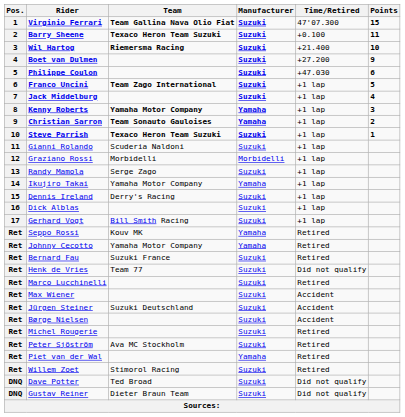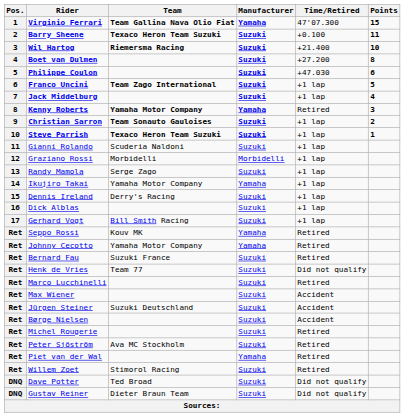(252, 23) Suzuki -> (252, 23) Yamaha
(372, 60) 9 -> (372, 60) 8
(311, 110) +1 lap -> (313, 110) Retired
(252, 122) Yamaha -> (252, 122) Suzuki
